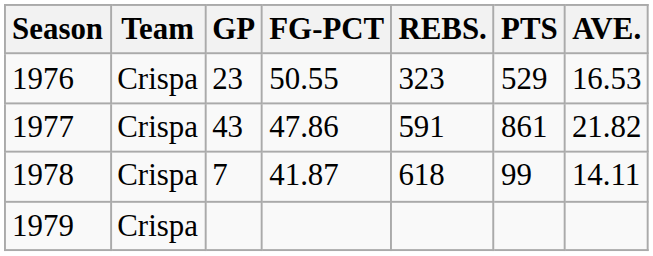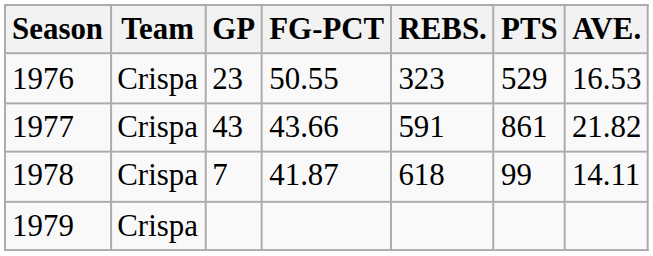(304, 126) 47.86 -> (304, 126) 43.66
